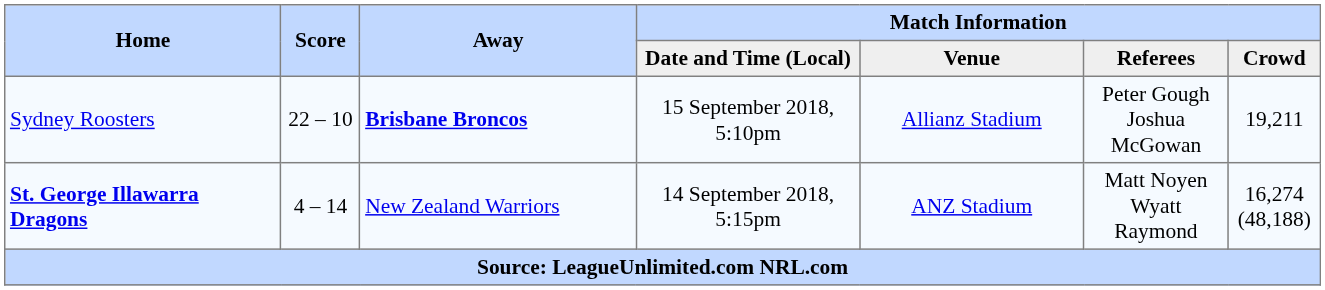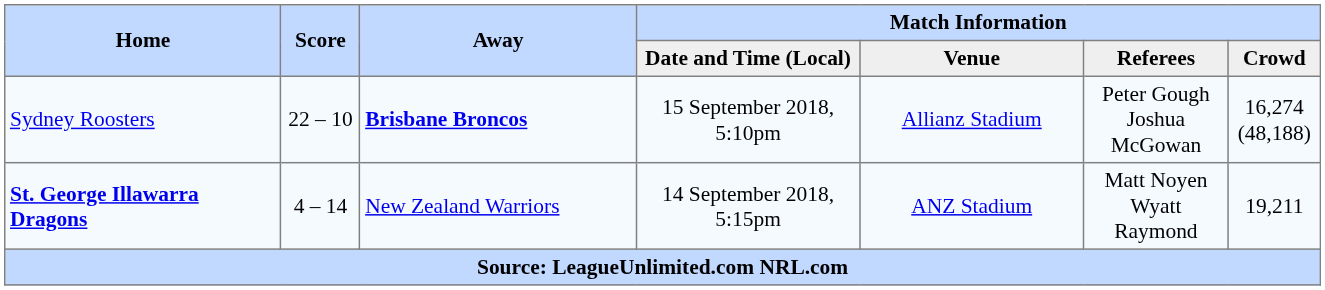(1274, 119) 19,211 -> (1274, 119) 16,274 (48,188)
(1274, 205) 16,274 (48,188) -> (1274, 205) 19,211
